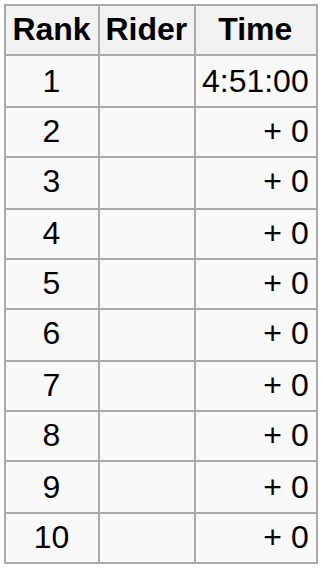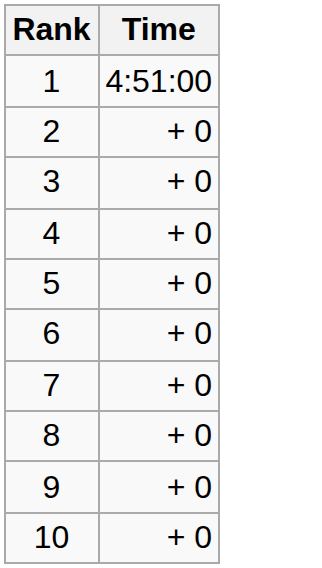- column: (146, 29)
